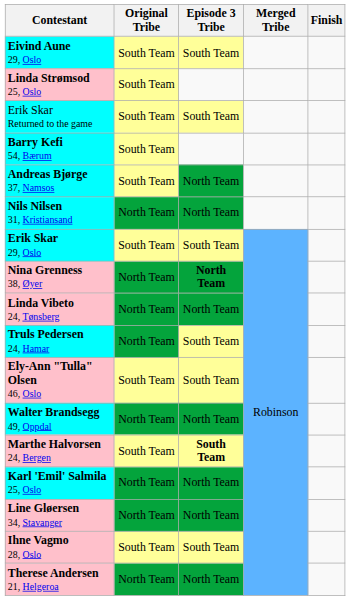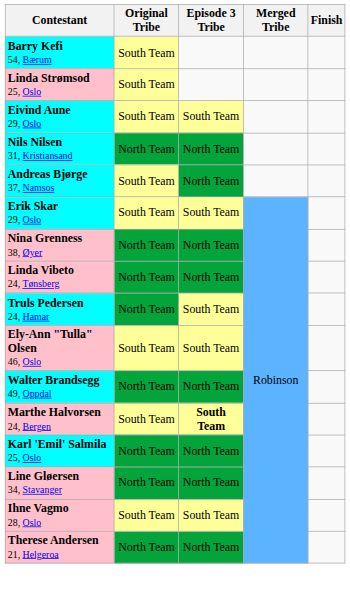rows swapped: (35, 148) <-> (39, 52)
- row: (50, 116)
rows swapped: (40, 213) <-> (48, 181)
(211, 277) bold -> (211, 245) normal
